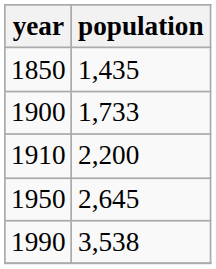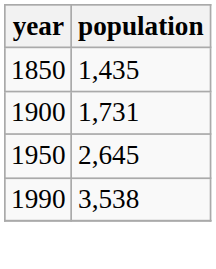(109, 112) 1,733 -> (109, 112) 1,731
- row: (38, 155)
